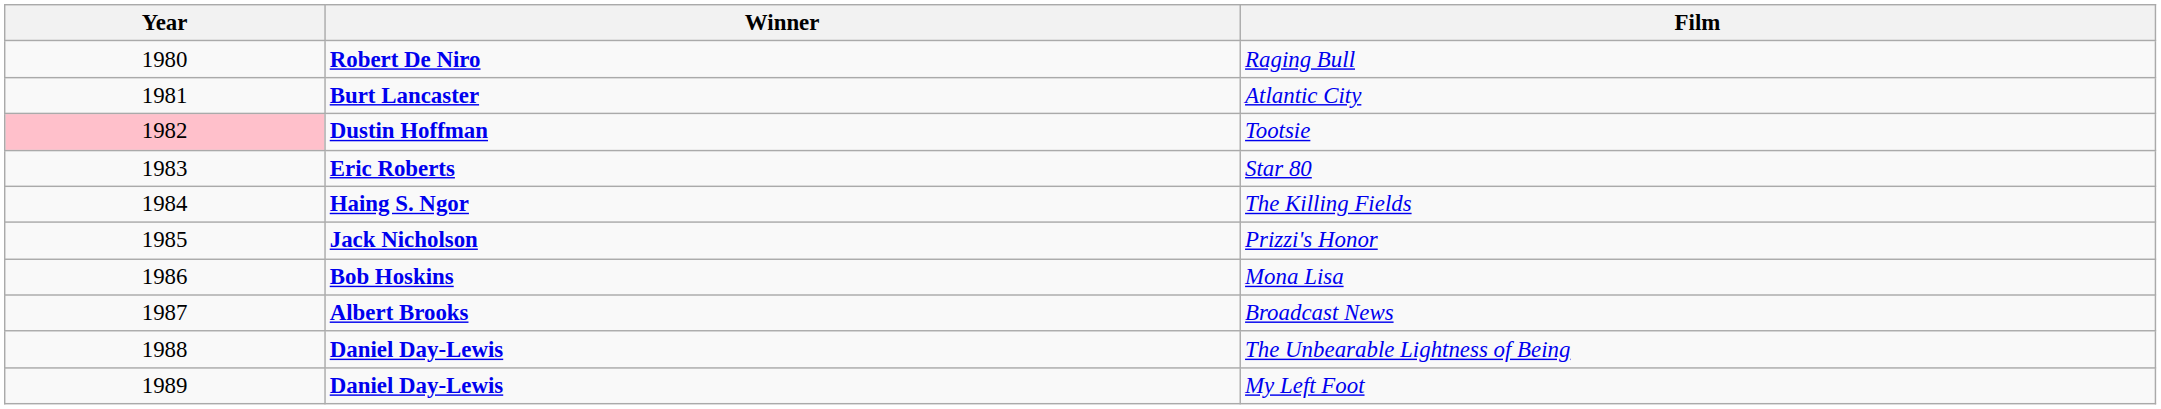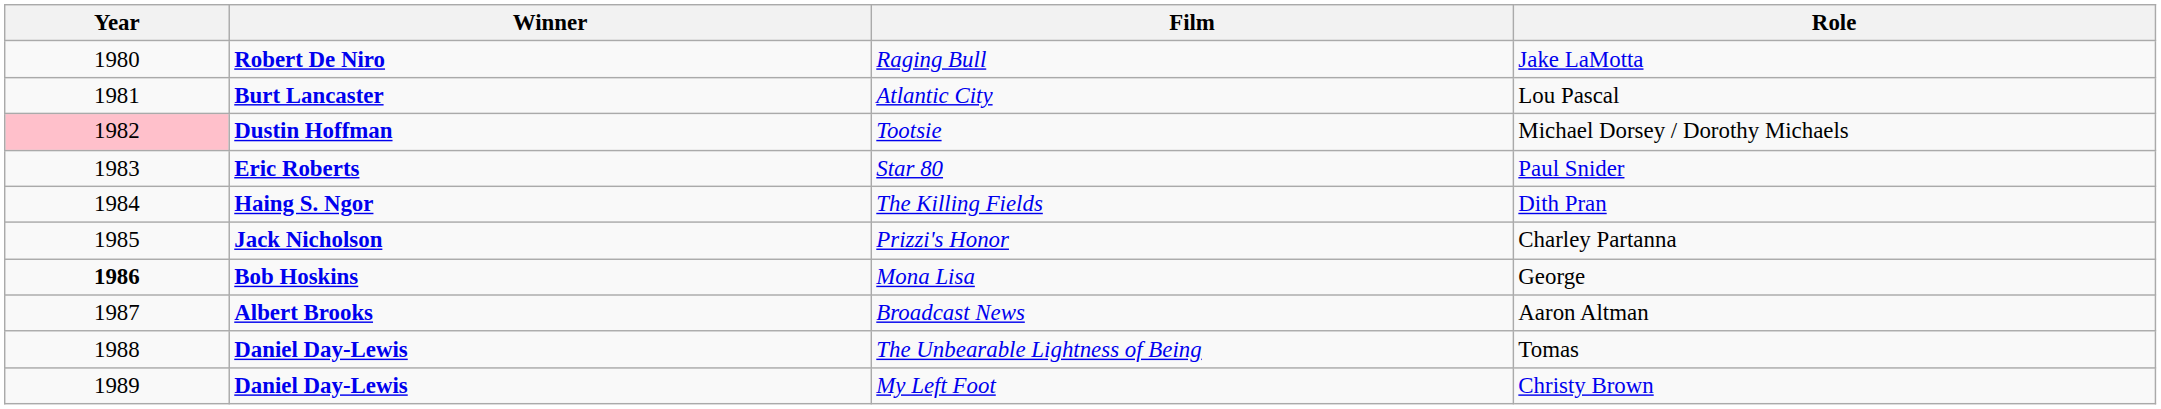+ column: (1834, 22)
(165, 276) normal -> (117, 276) bold
